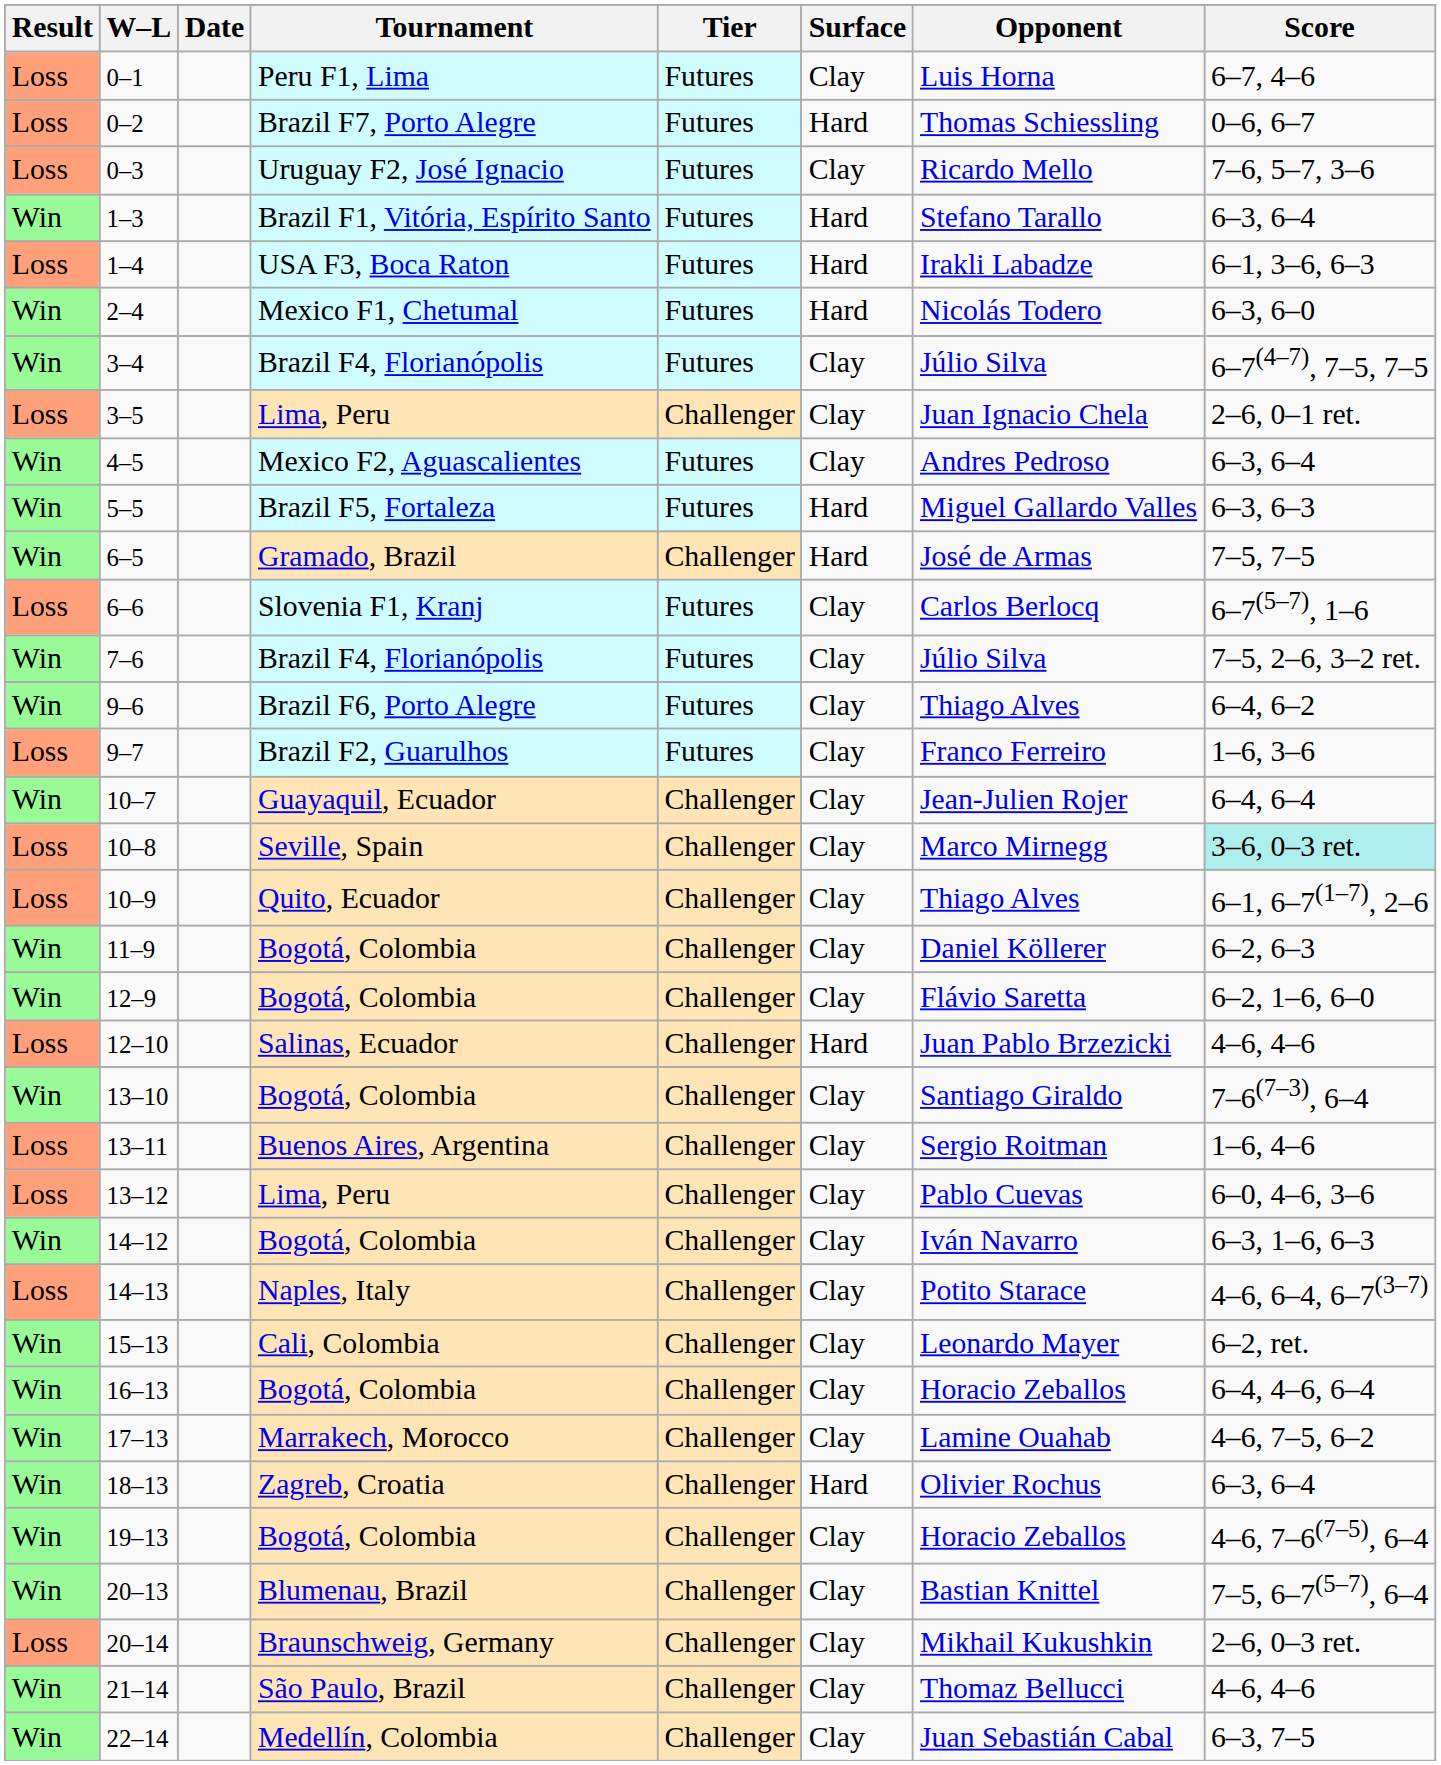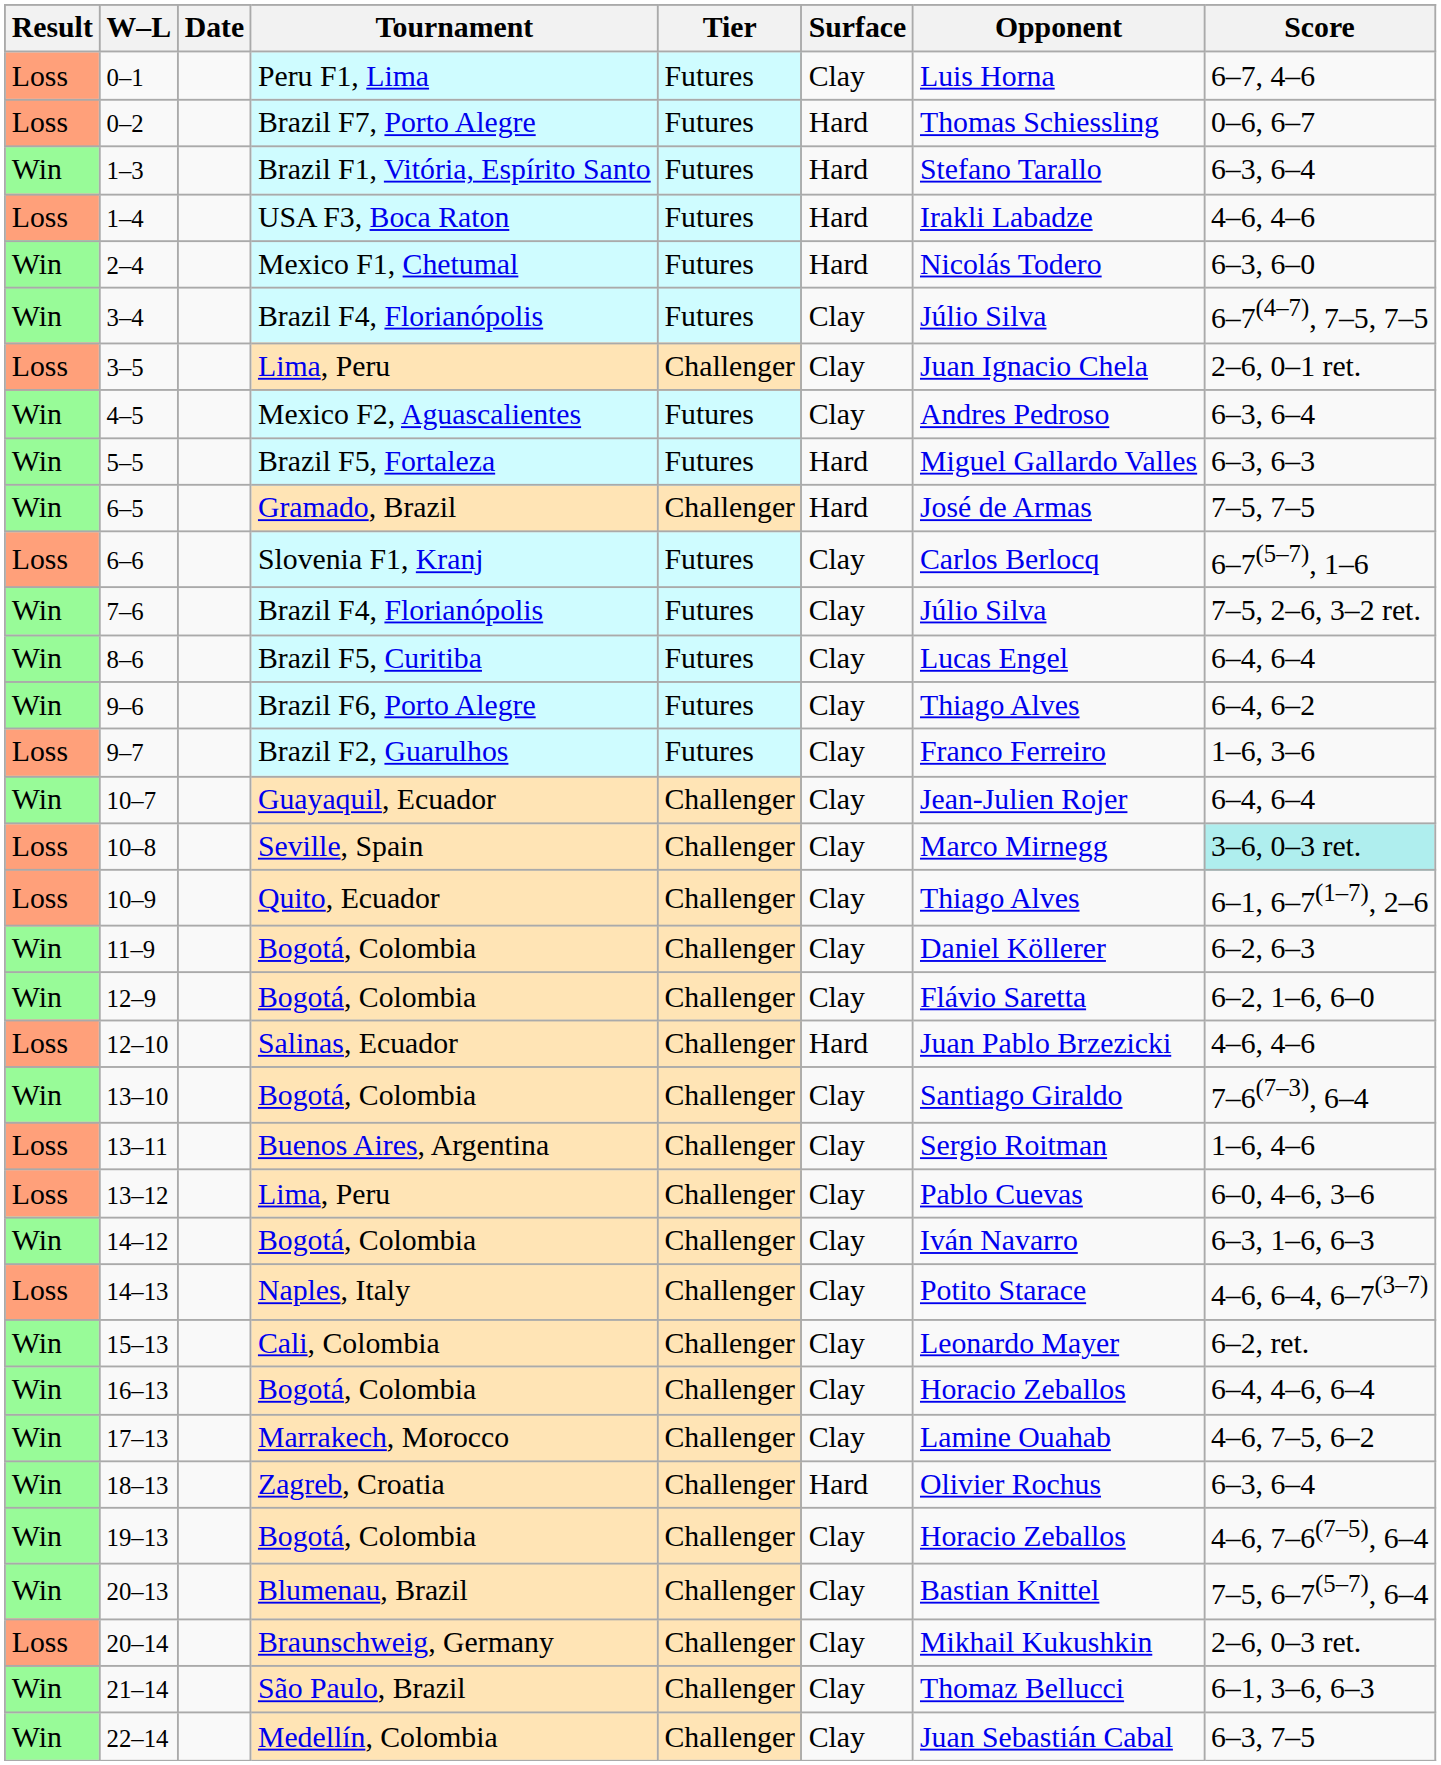- row: (125, 171)
(1293, 264) 6–1, 3–6, 6–3 -> (1263, 216) 4–6, 4–6
+ row: (125, 659)
(1263, 1689) 4–6, 4–6 -> (1293, 1689) 6–1, 3–6, 6–3
